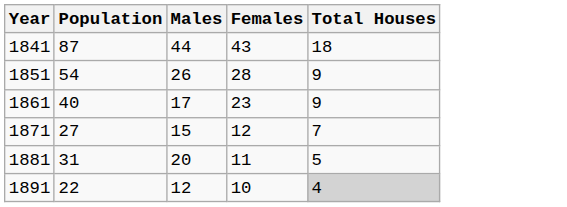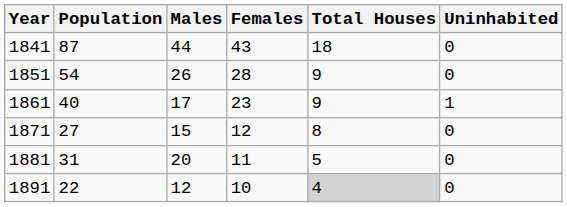+ column: (501, 19)
(317, 131) 7 -> (317, 131) 8
